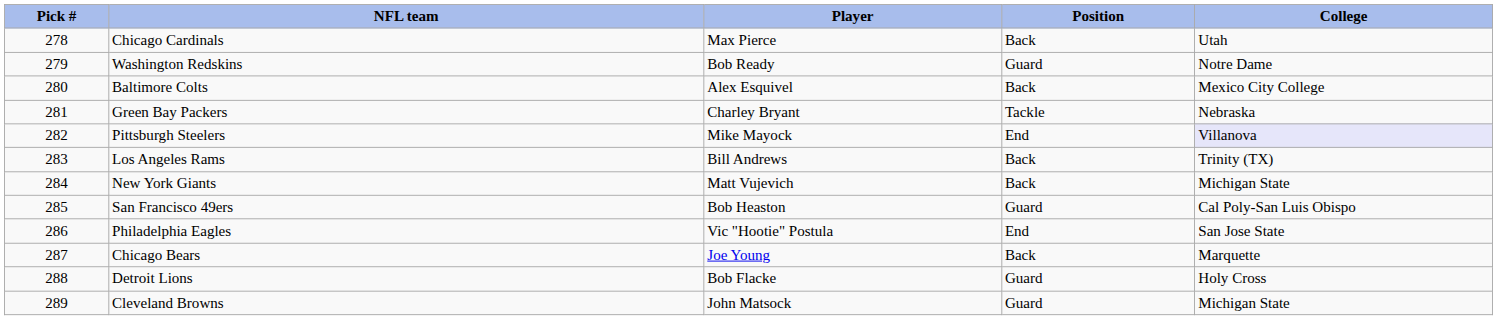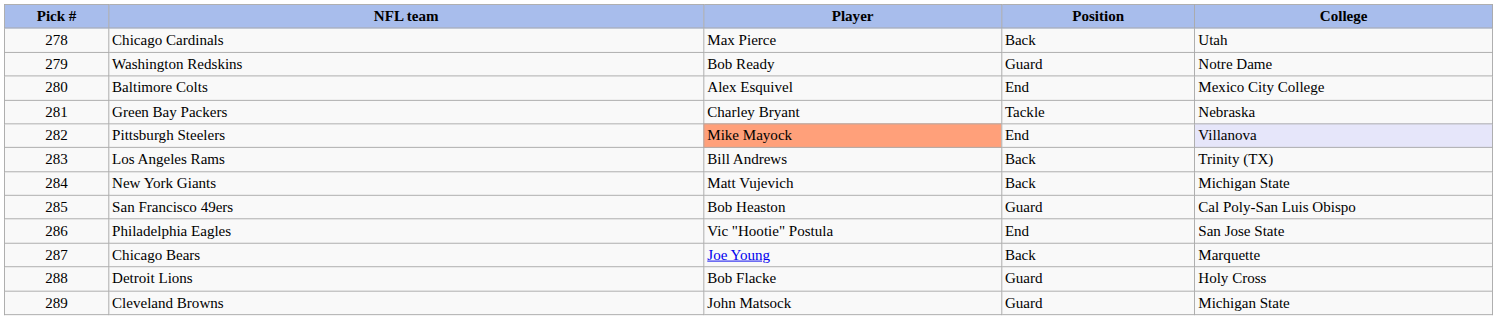(1020, 87) Back -> (1017, 87) End
(750, 135) no background -> (750, 135) lightsalmon background
